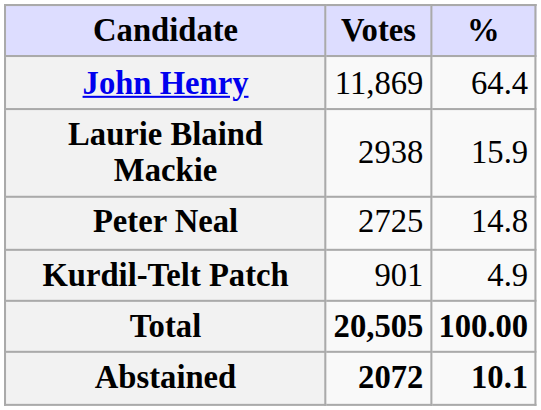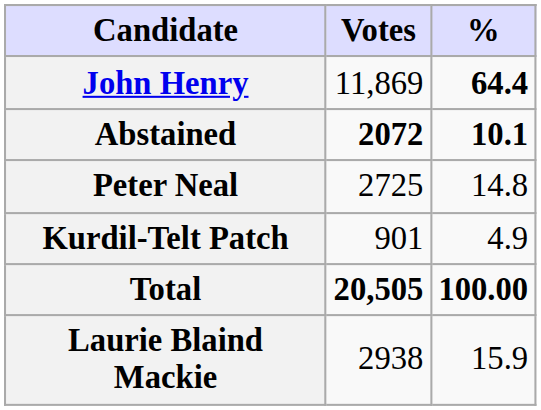(500, 82) normal -> (500, 82) bold
rows swapped: (166, 152) <-> (166, 377)
